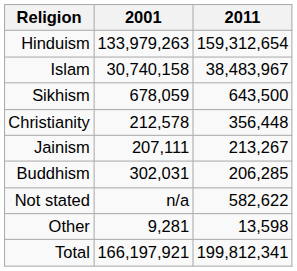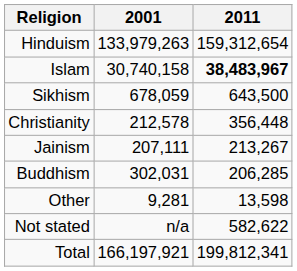(247, 69) normal -> (247, 69) bold
rows swapped: (69, 226) <-> (52, 200)
